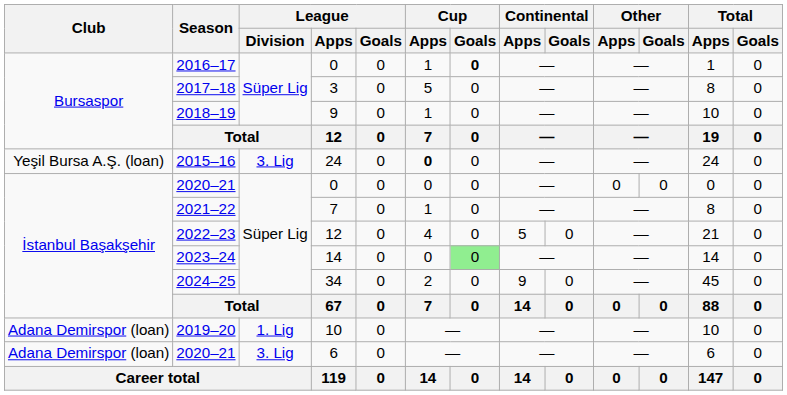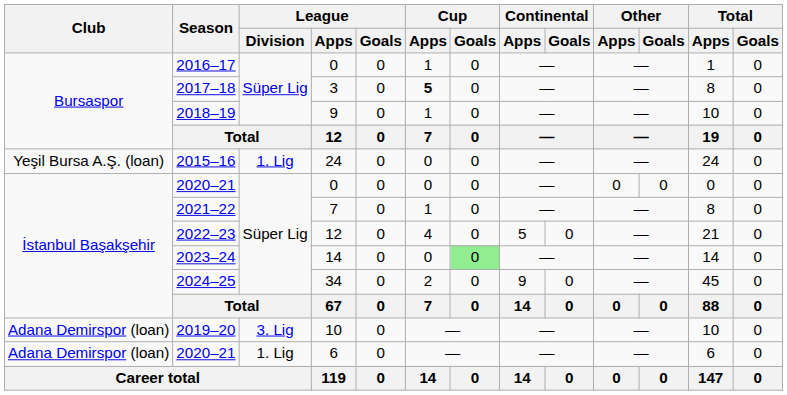(475, 64) bold -> (475, 64) normal
(428, 88) normal -> (428, 88) bold
(275, 161) 3. Lig -> (275, 161) 1. Lig
(428, 161) bold -> (428, 161) normal
(275, 329) 1. Lig -> (275, 329) 3. Lig
(275, 354) 3. Lig -> (275, 354) 1. Lig
